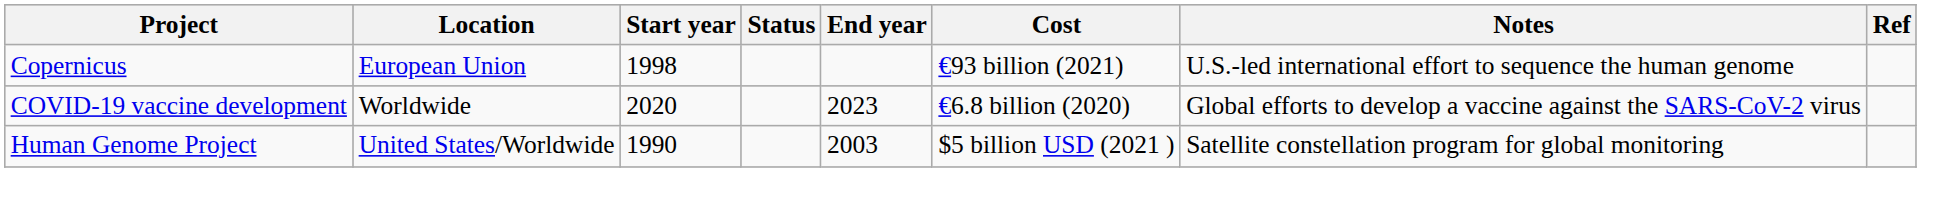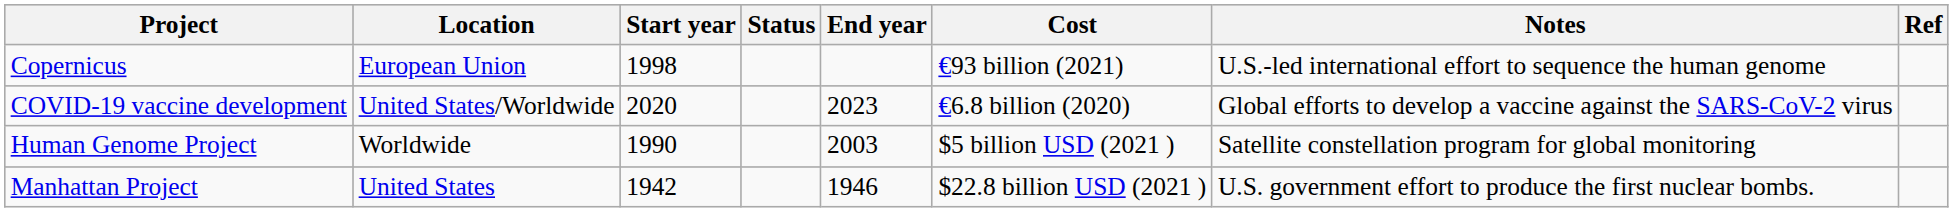(415, 105) Worldwide -> (487, 105) United States/Worldwide
(487, 145) United States/Worldwide -> (415, 145) Worldwide
+ row: (104, 186)
